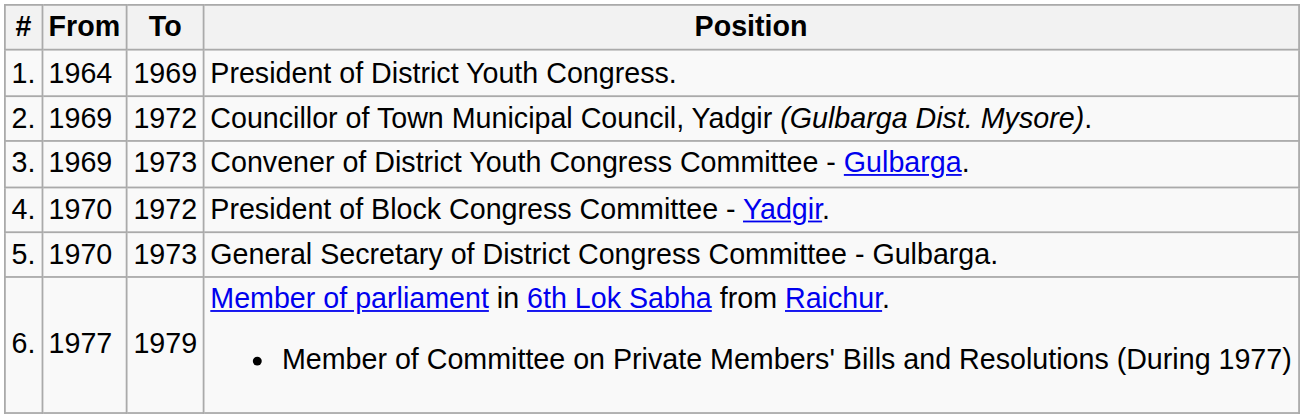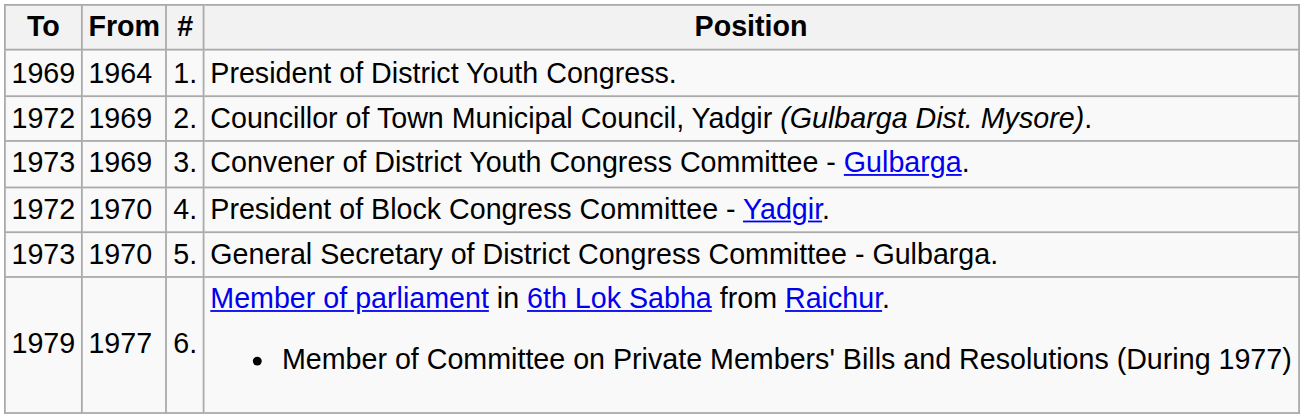columns swapped: (23, 27) <-> (165, 27)
